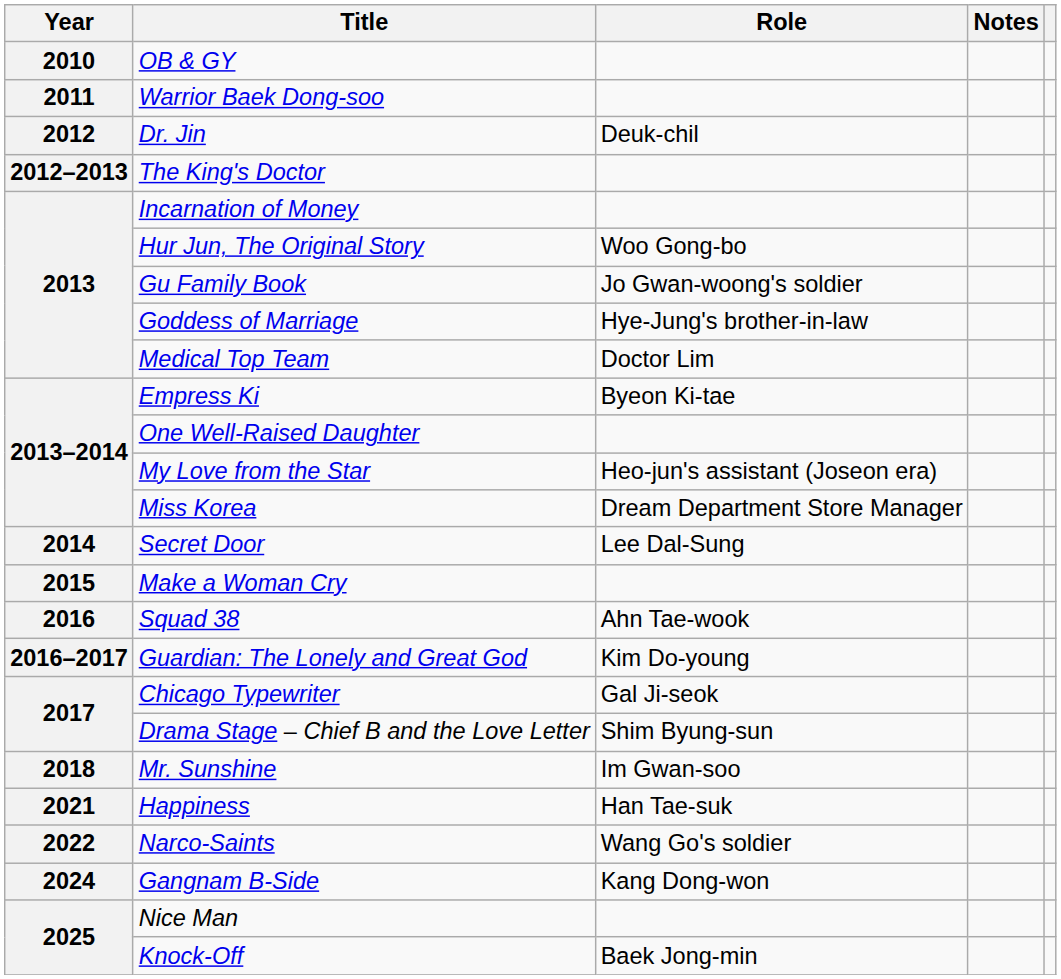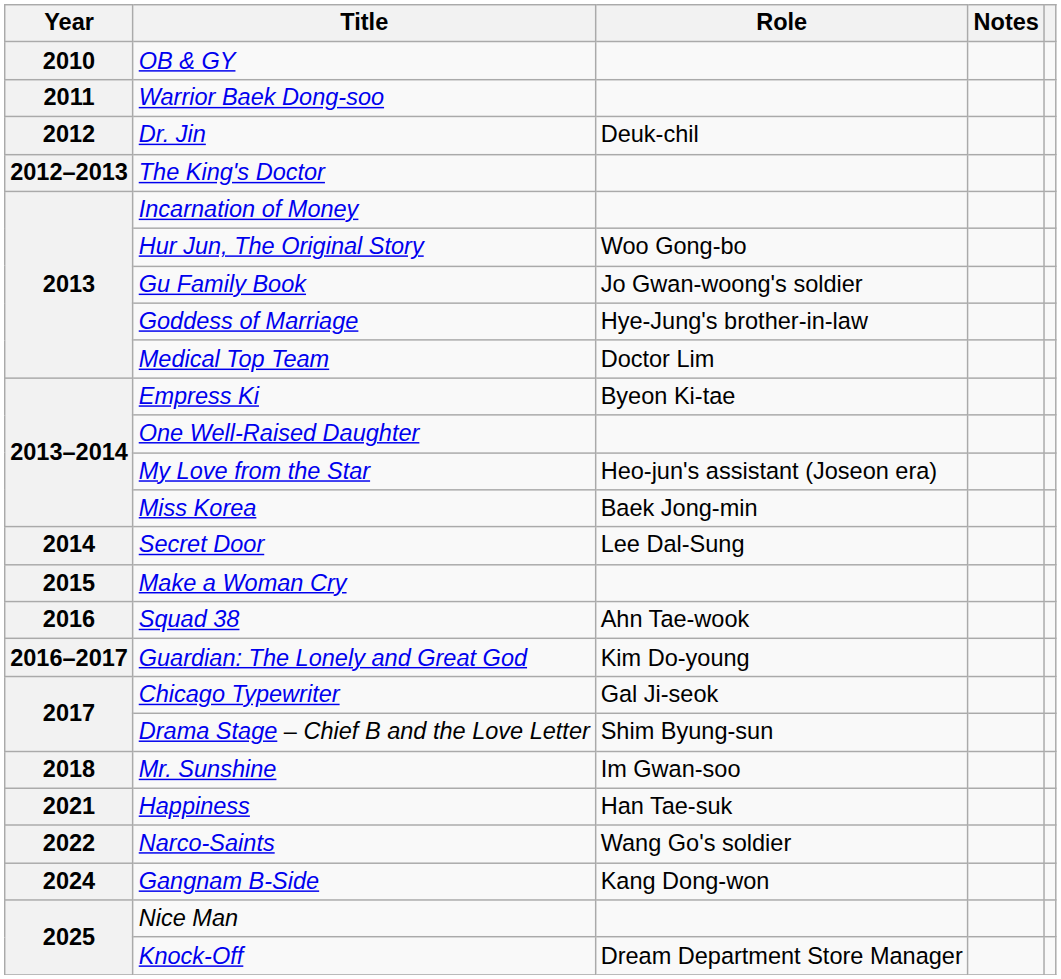(782, 508) Dream Department Store Manager -> (679, 508) Baek Jong-min
(679, 955) Baek Jong-min -> (782, 955) Dream Department Store Manager
